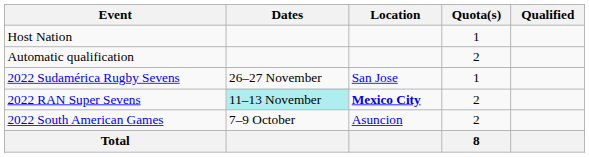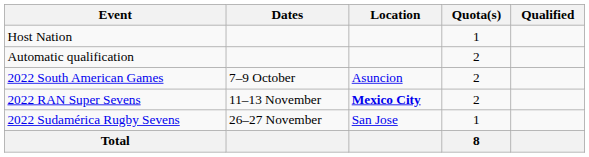rows swapped: (85, 120) <-> (94, 78)
(275, 99) paleturquoise background -> (275, 99) no background
